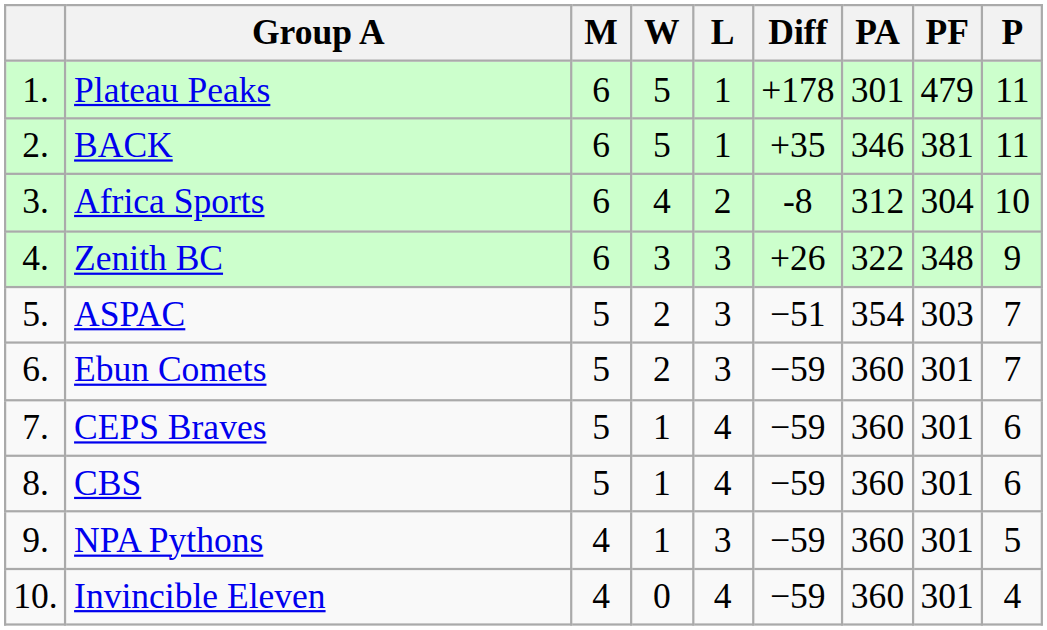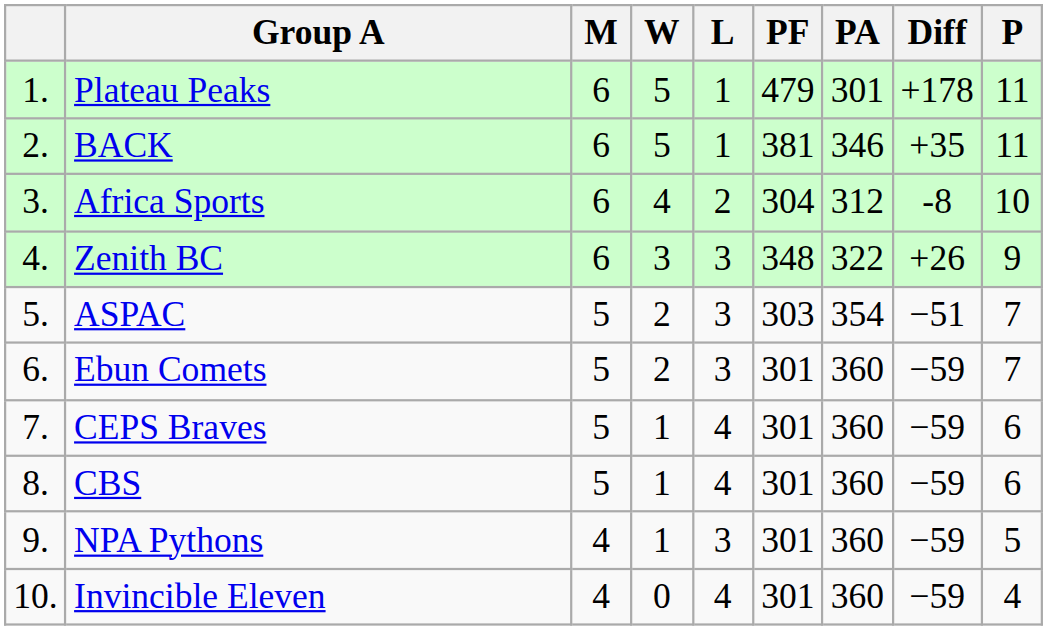columns swapped: (947, 32) <-> (798, 32)
